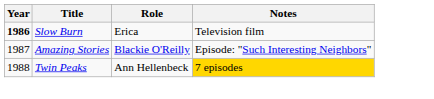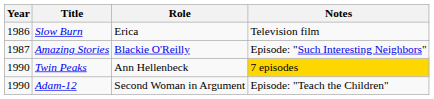(18, 31) bold -> (18, 31) normal
(18, 67) 1988 -> (18, 67) 1990
+ row: (56, 85)
